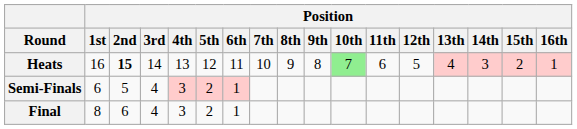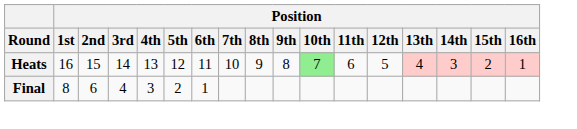(125, 64) bold -> (93, 64) normal
- row: (45, 88)
